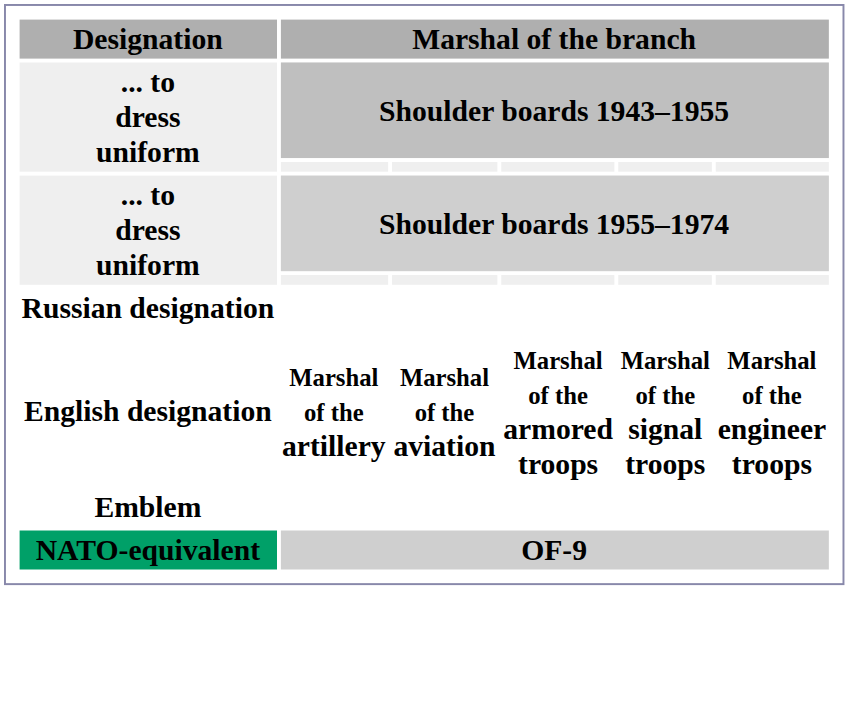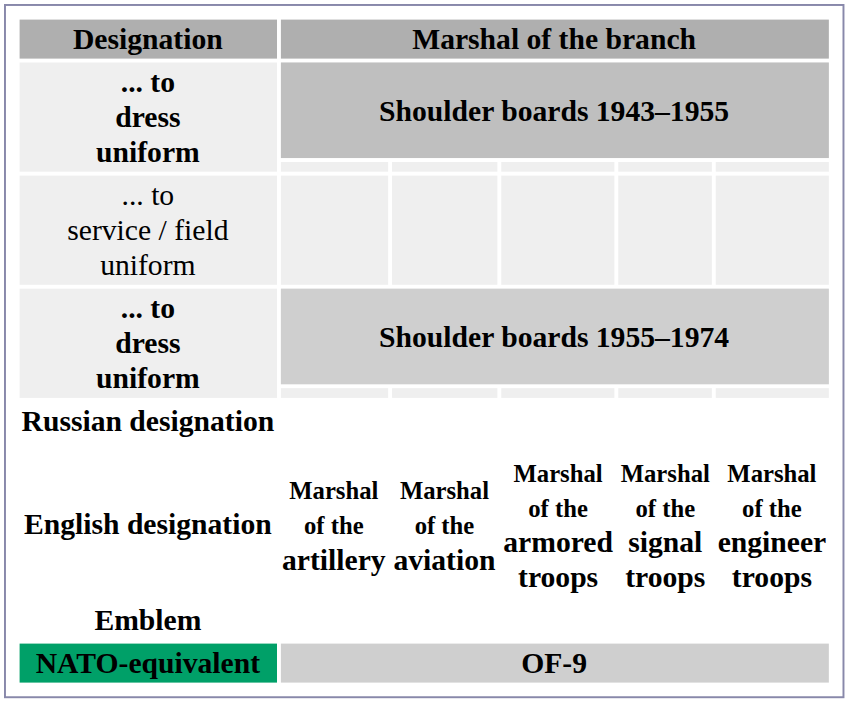+ row: (148, 229)
